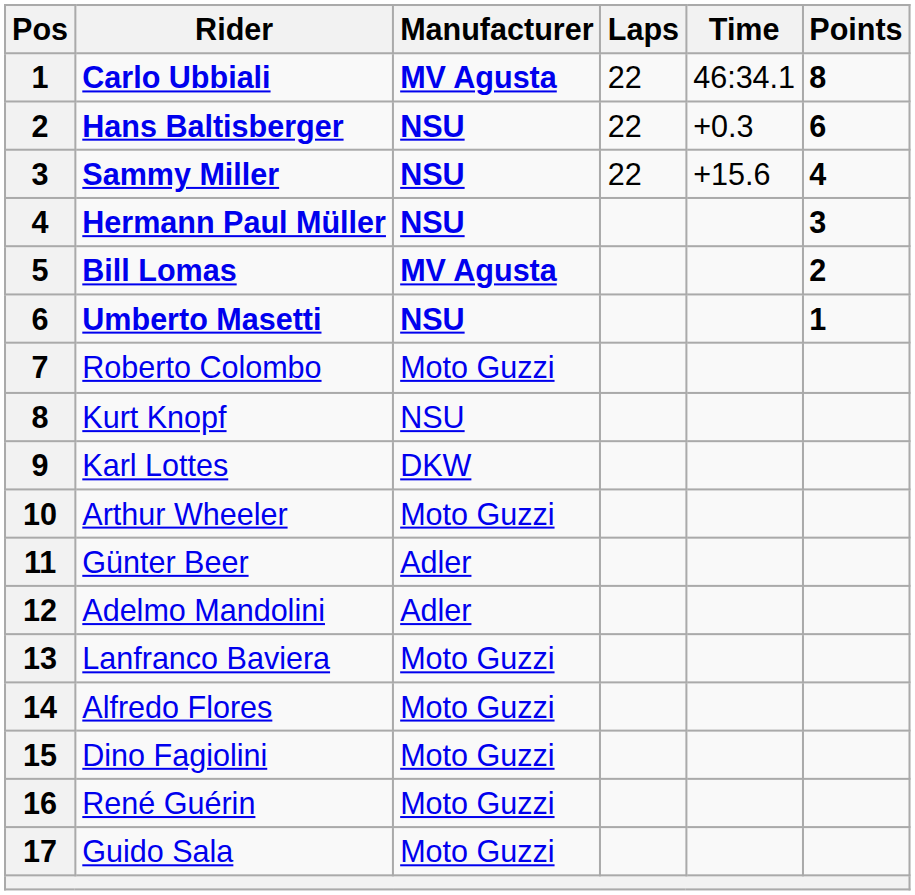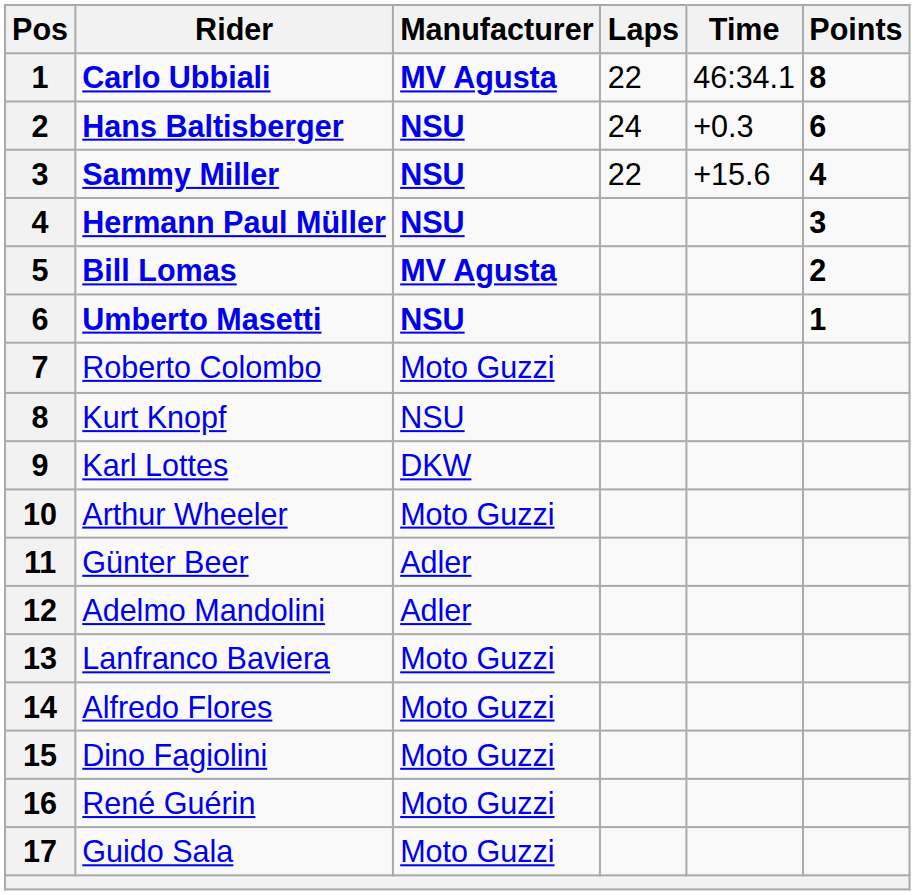(625, 126) 22 -> (625, 126) 24
